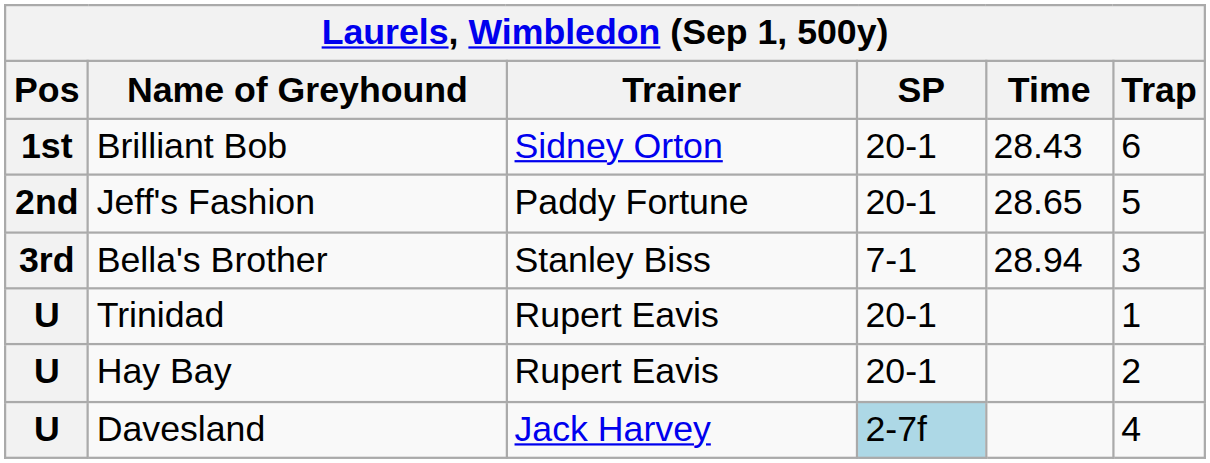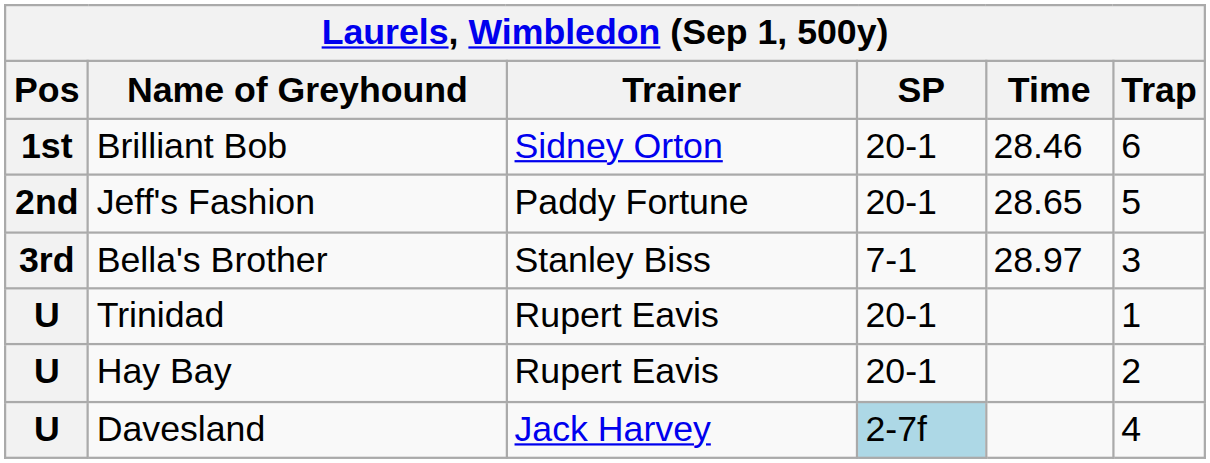(1038, 145) 28.43 -> (1038, 145) 28.46
(1038, 259) 28.94 -> (1038, 259) 28.97
